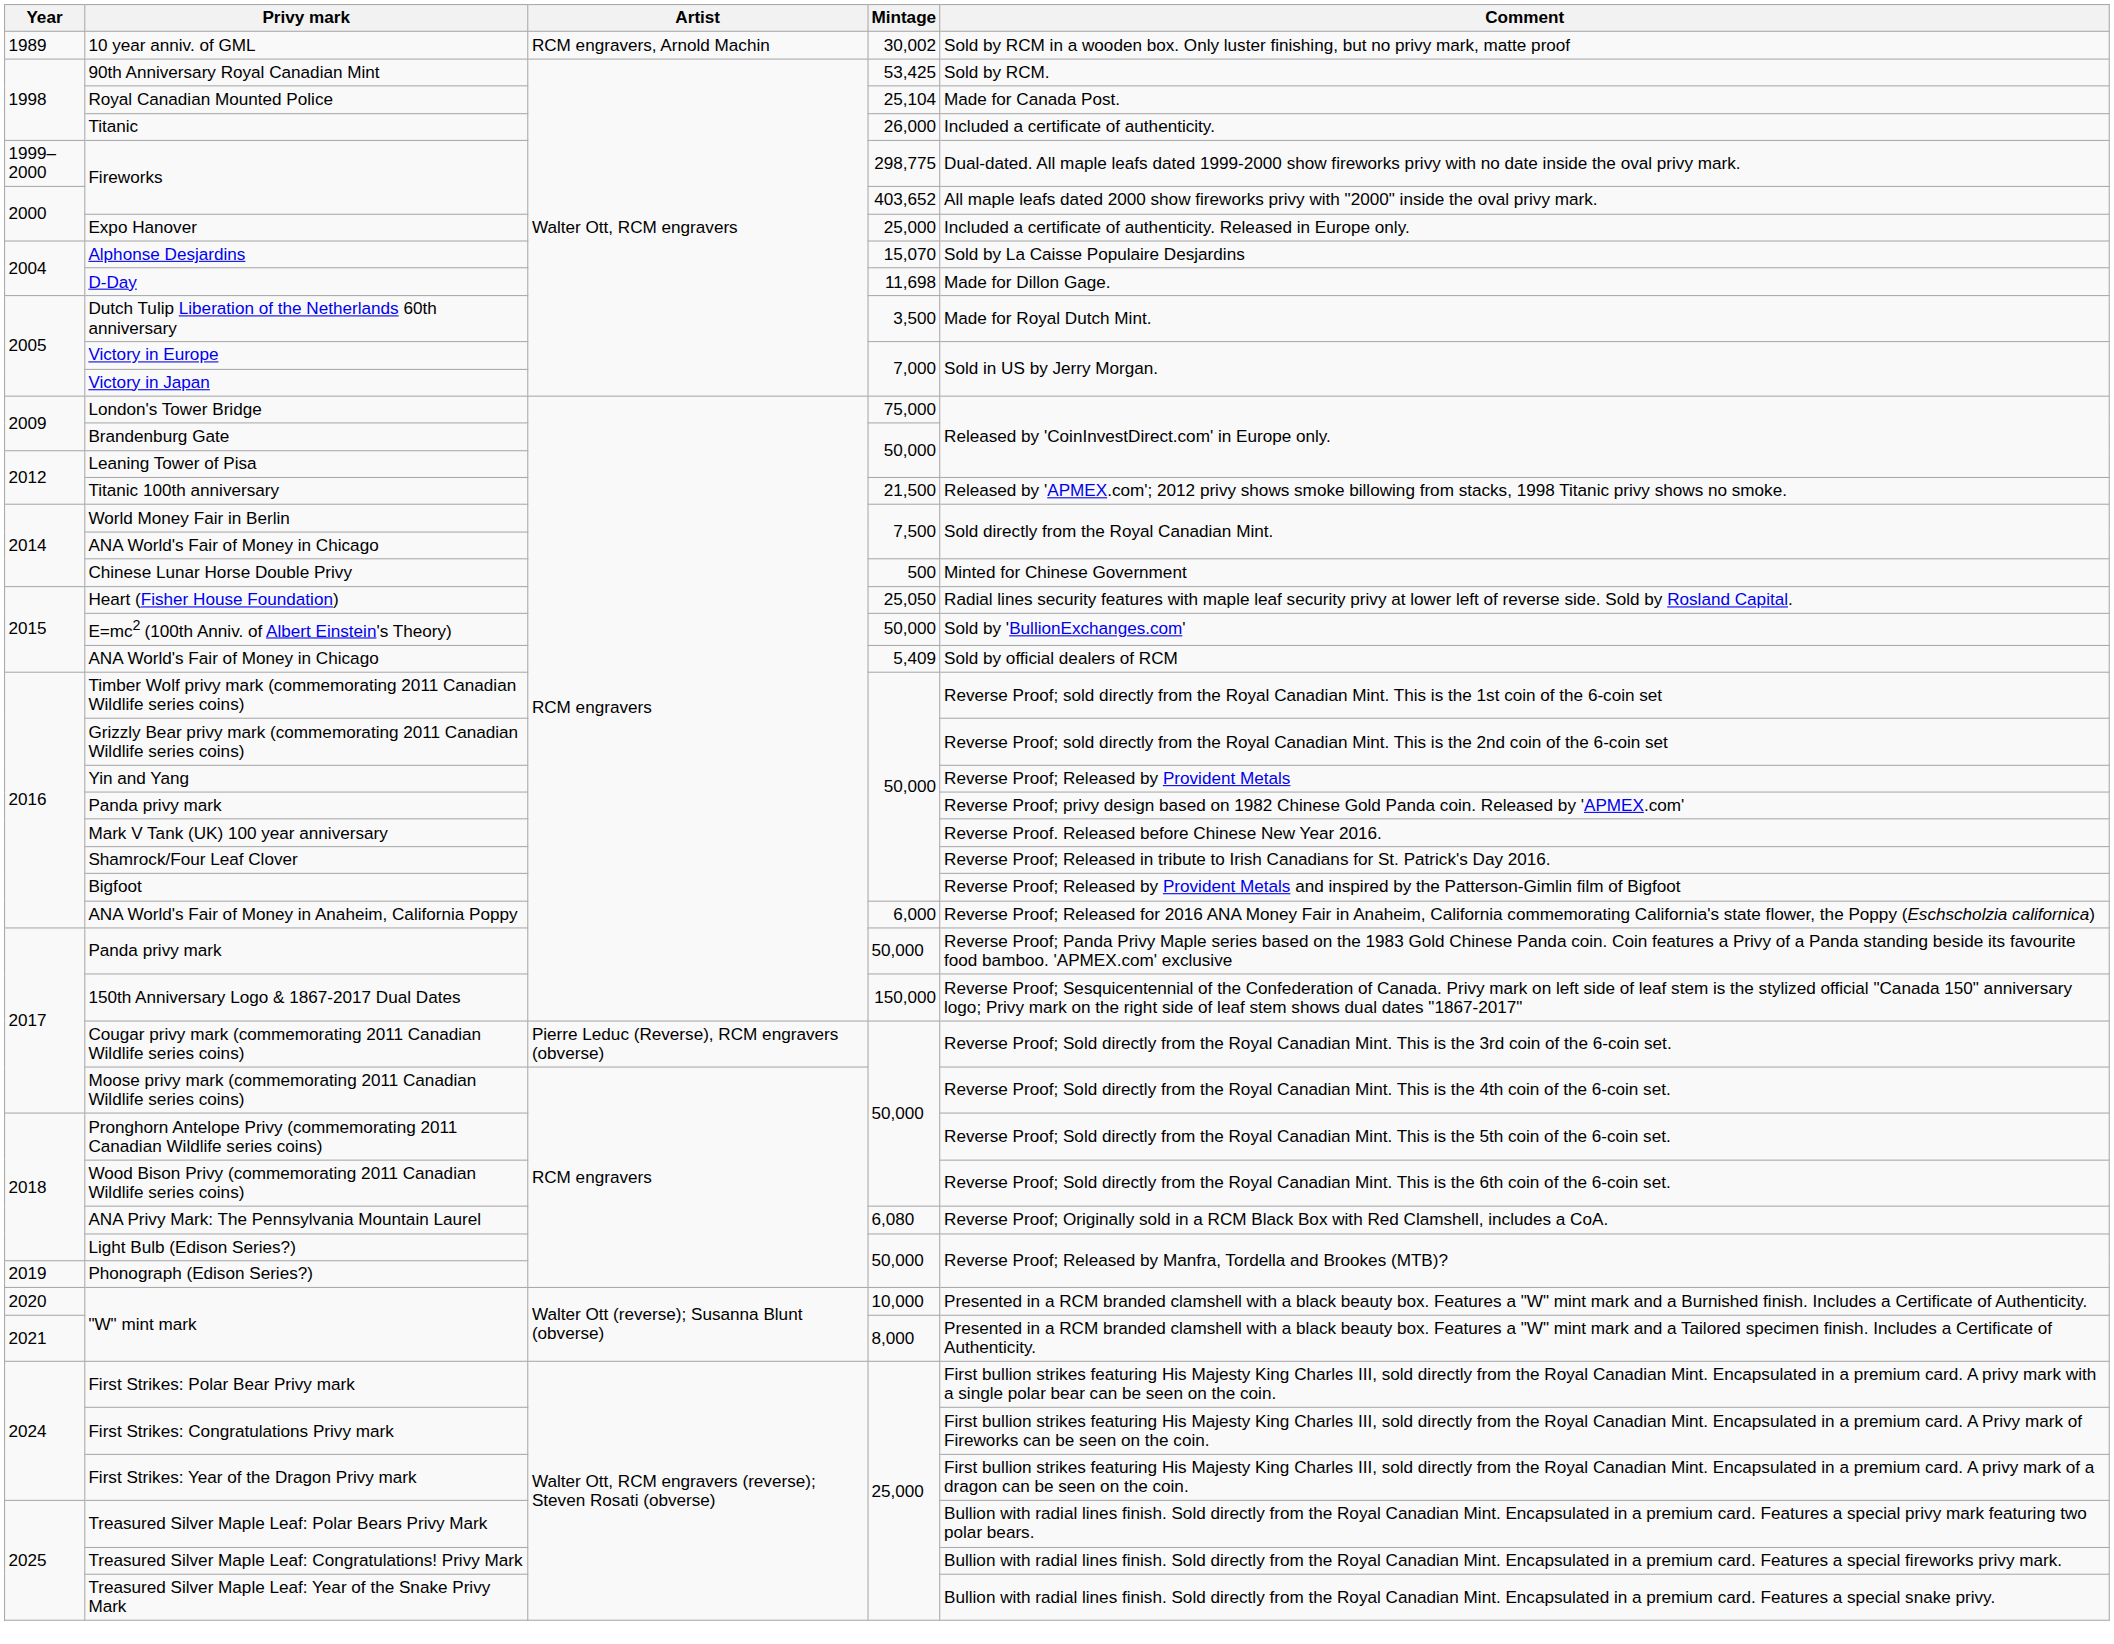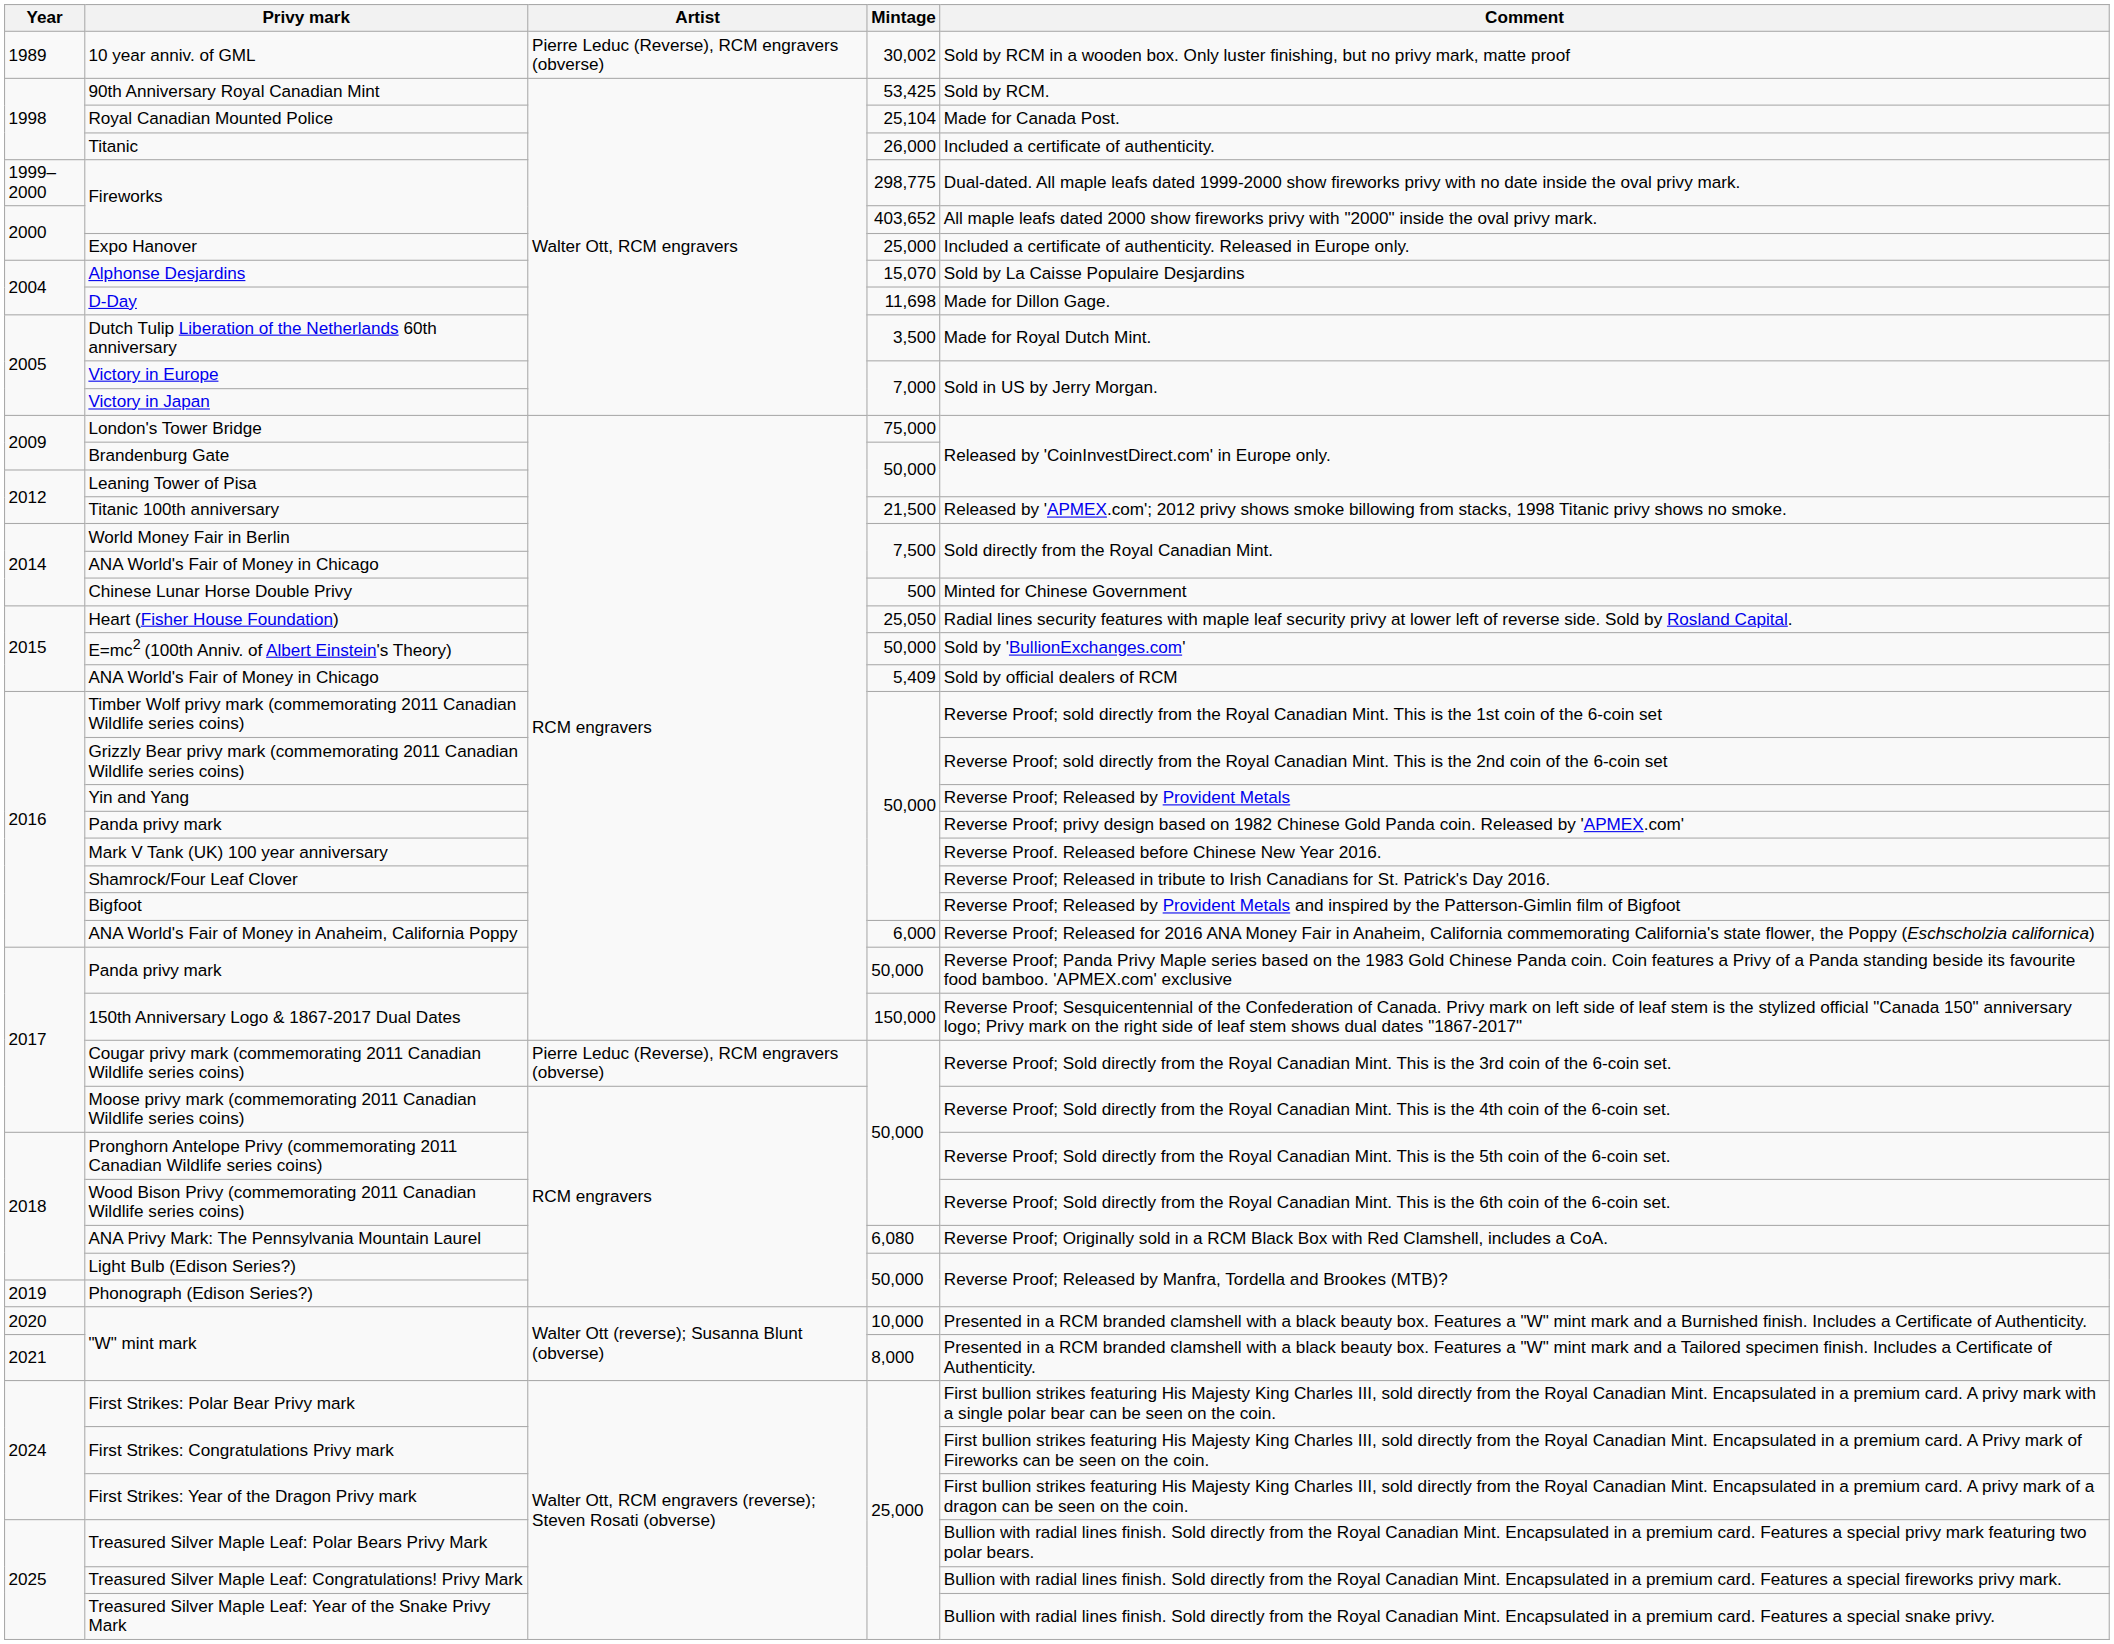(651, 45) RCM engravers, Arnold Machin -> (685, 54) Pierre Leduc (Reverse), RCM engravers (obverse)
